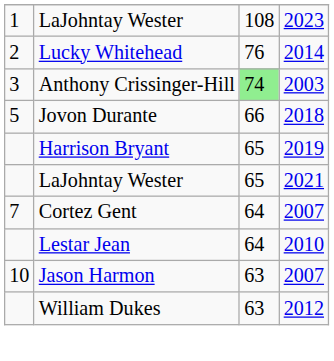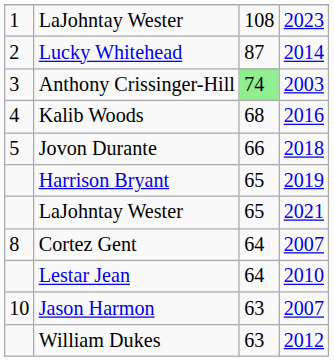(254, 52) 76 -> (254, 52) 87
+ row: (91, 116)
(14, 212) 7 -> (14, 244) 8
